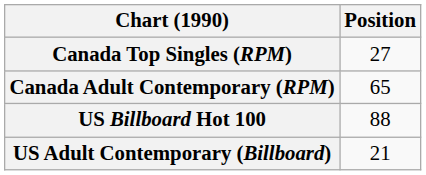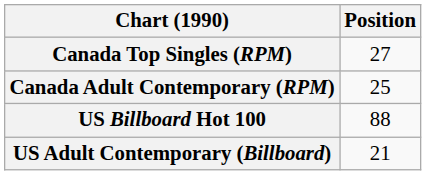(380, 86) 65 -> (380, 86) 25
